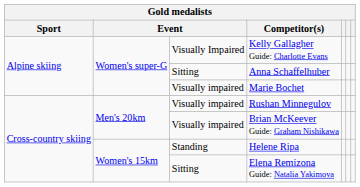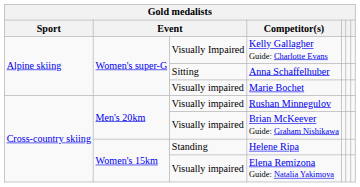(185, 168) Sitting -> (208, 168) Visually impaired
